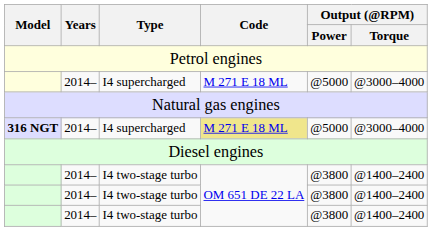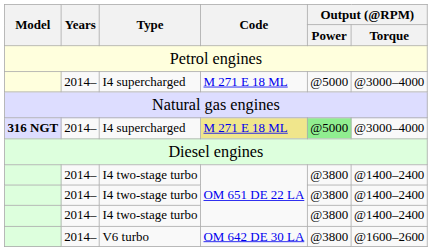(329, 128) no background -> (329, 128) lightgreen background
+ row: (33, 236)
